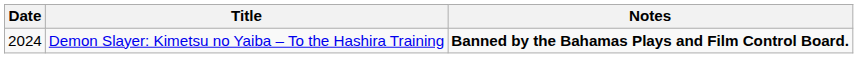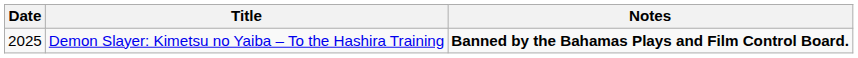(25, 40) 2024 -> (25, 40) 2025
